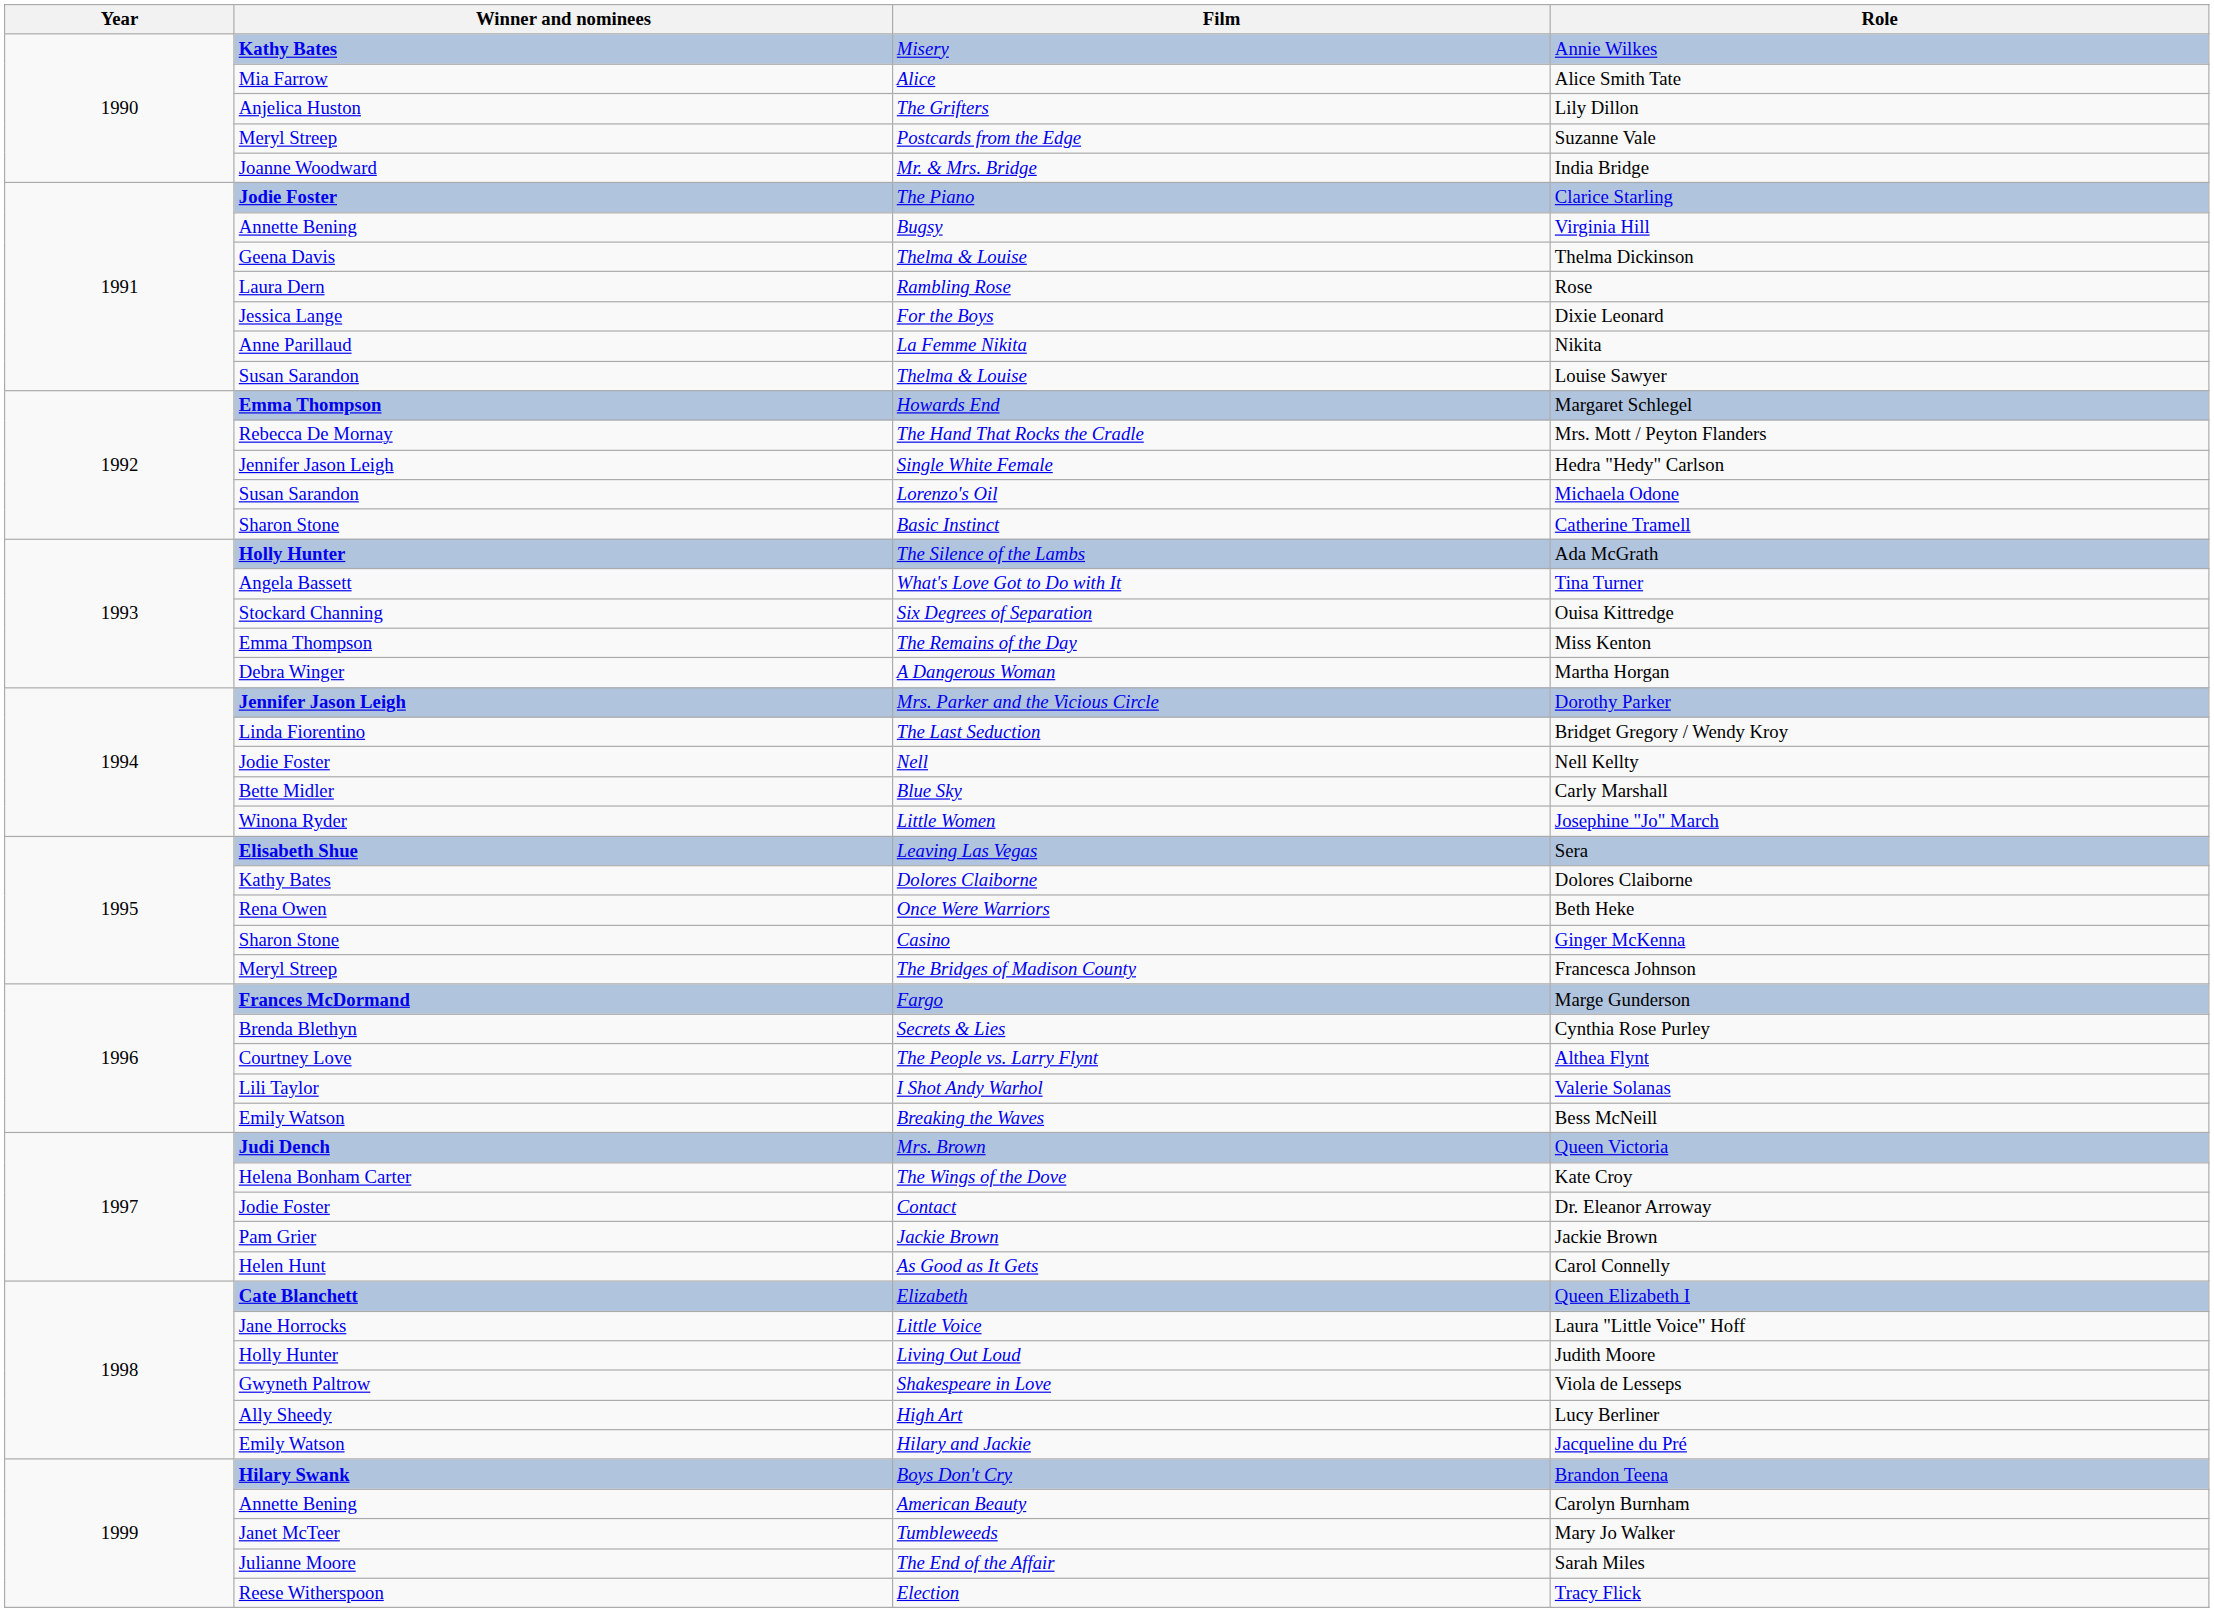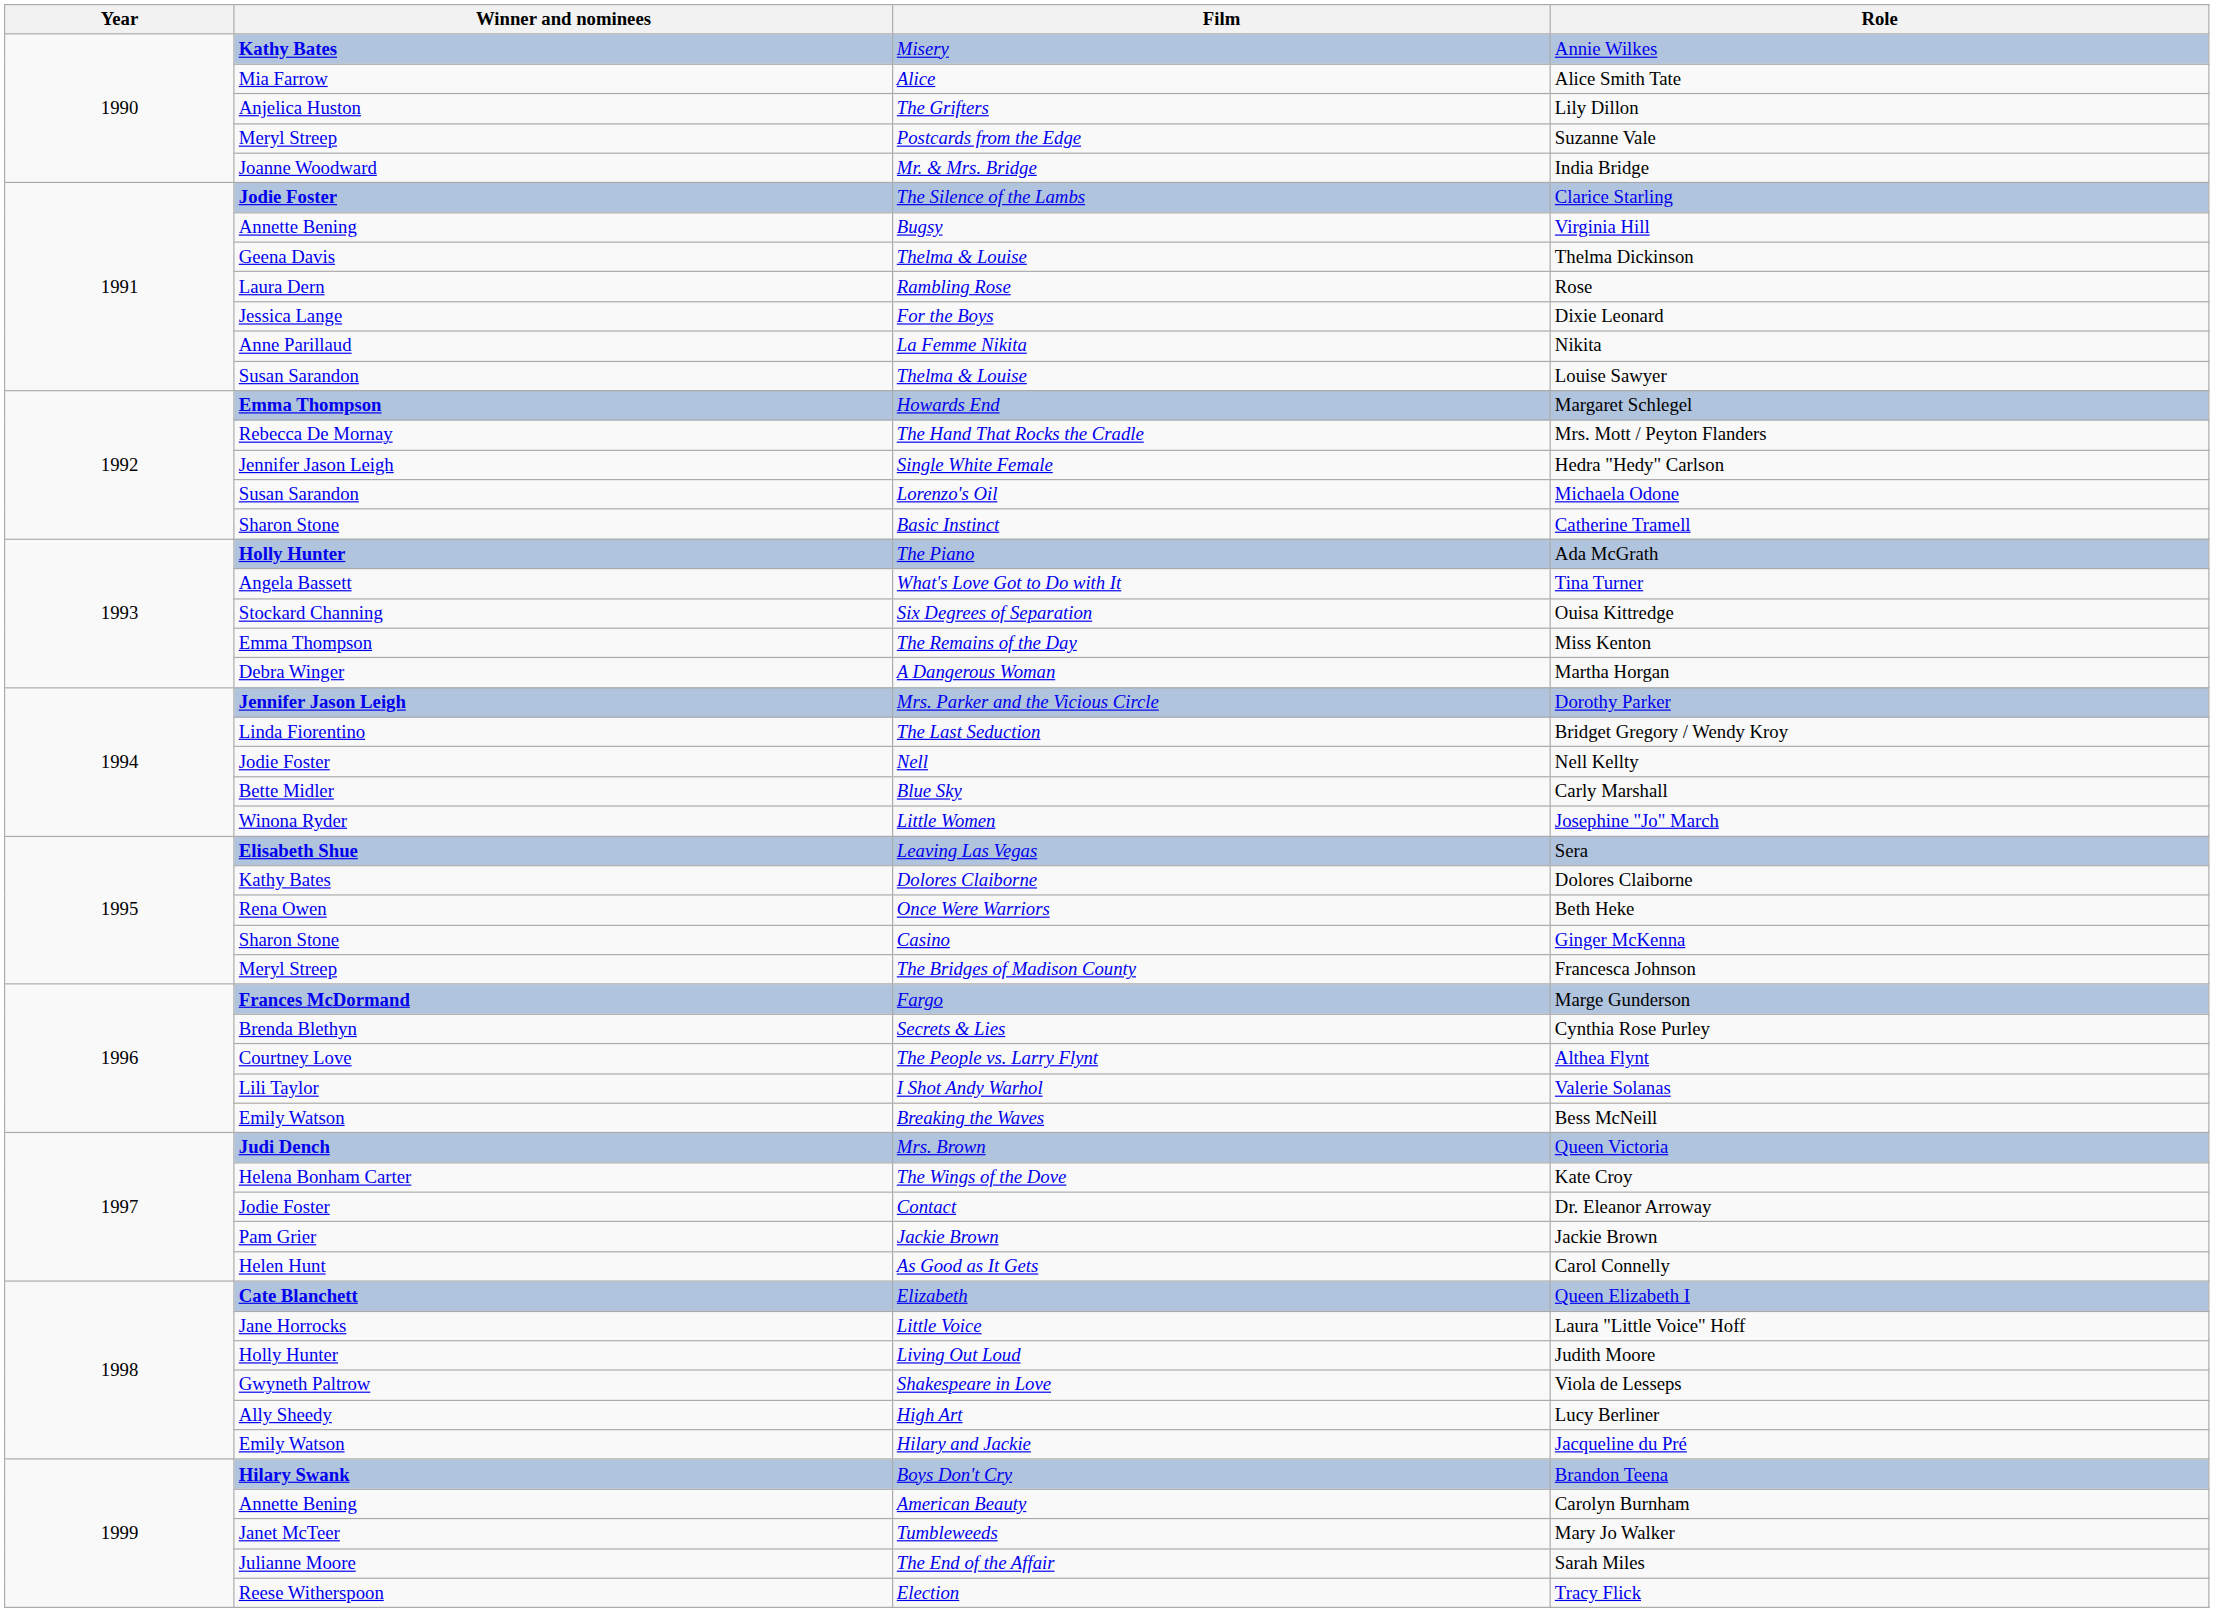(936, 197) The Piano -> (991, 197) The Silence of the Lambs
(991, 553) The Silence of the Lambs -> (936, 553) The Piano
